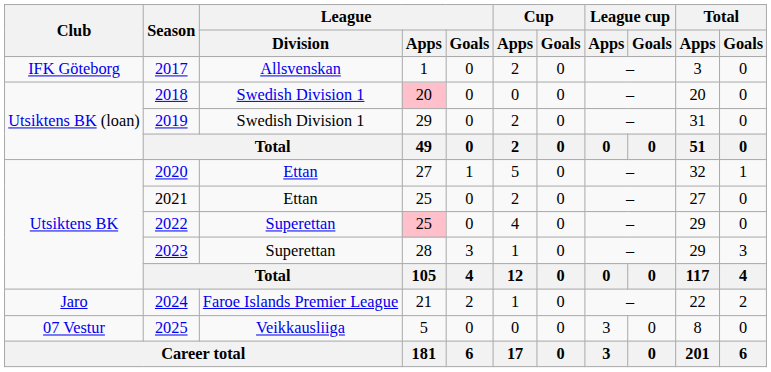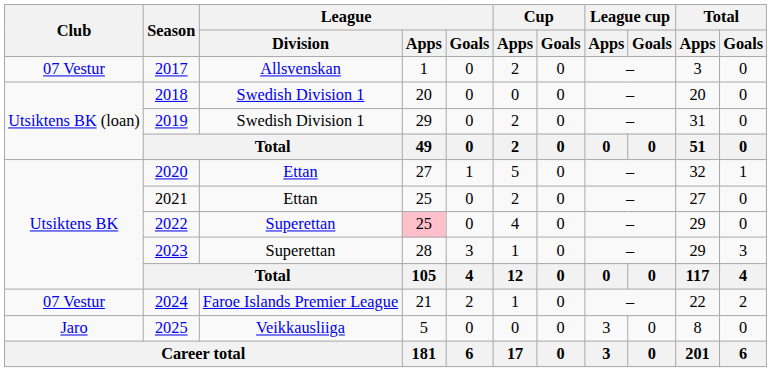(74, 69) IFK Göteborg -> (74, 69) 07 Vestur
(424, 95) pink background -> (424, 95) no background
(74, 302) Jaro -> (74, 302) 07 Vestur
(74, 328) 07 Vestur -> (74, 328) Jaro
